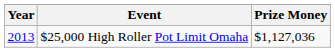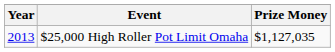(285, 36) $1,127,036 -> (285, 36) $1,127,035
